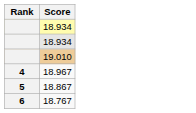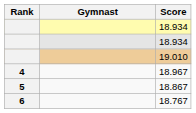+ column: (98, 12)
